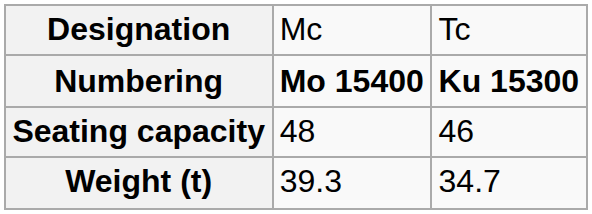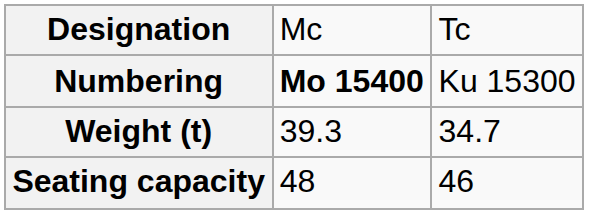(509, 80) bold -> (507, 80) normal
rows swapped: (139, 182) <-> (139, 131)
